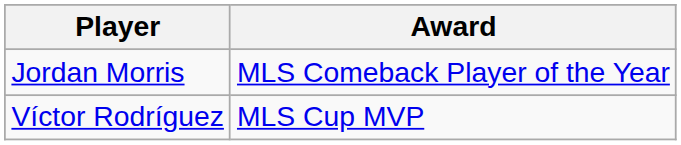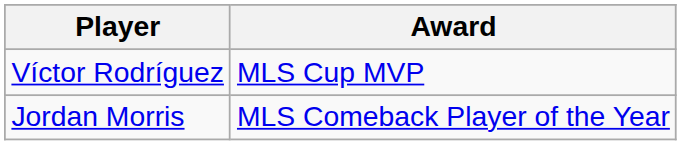rows swapped: (98, 71) <-> (118, 116)
